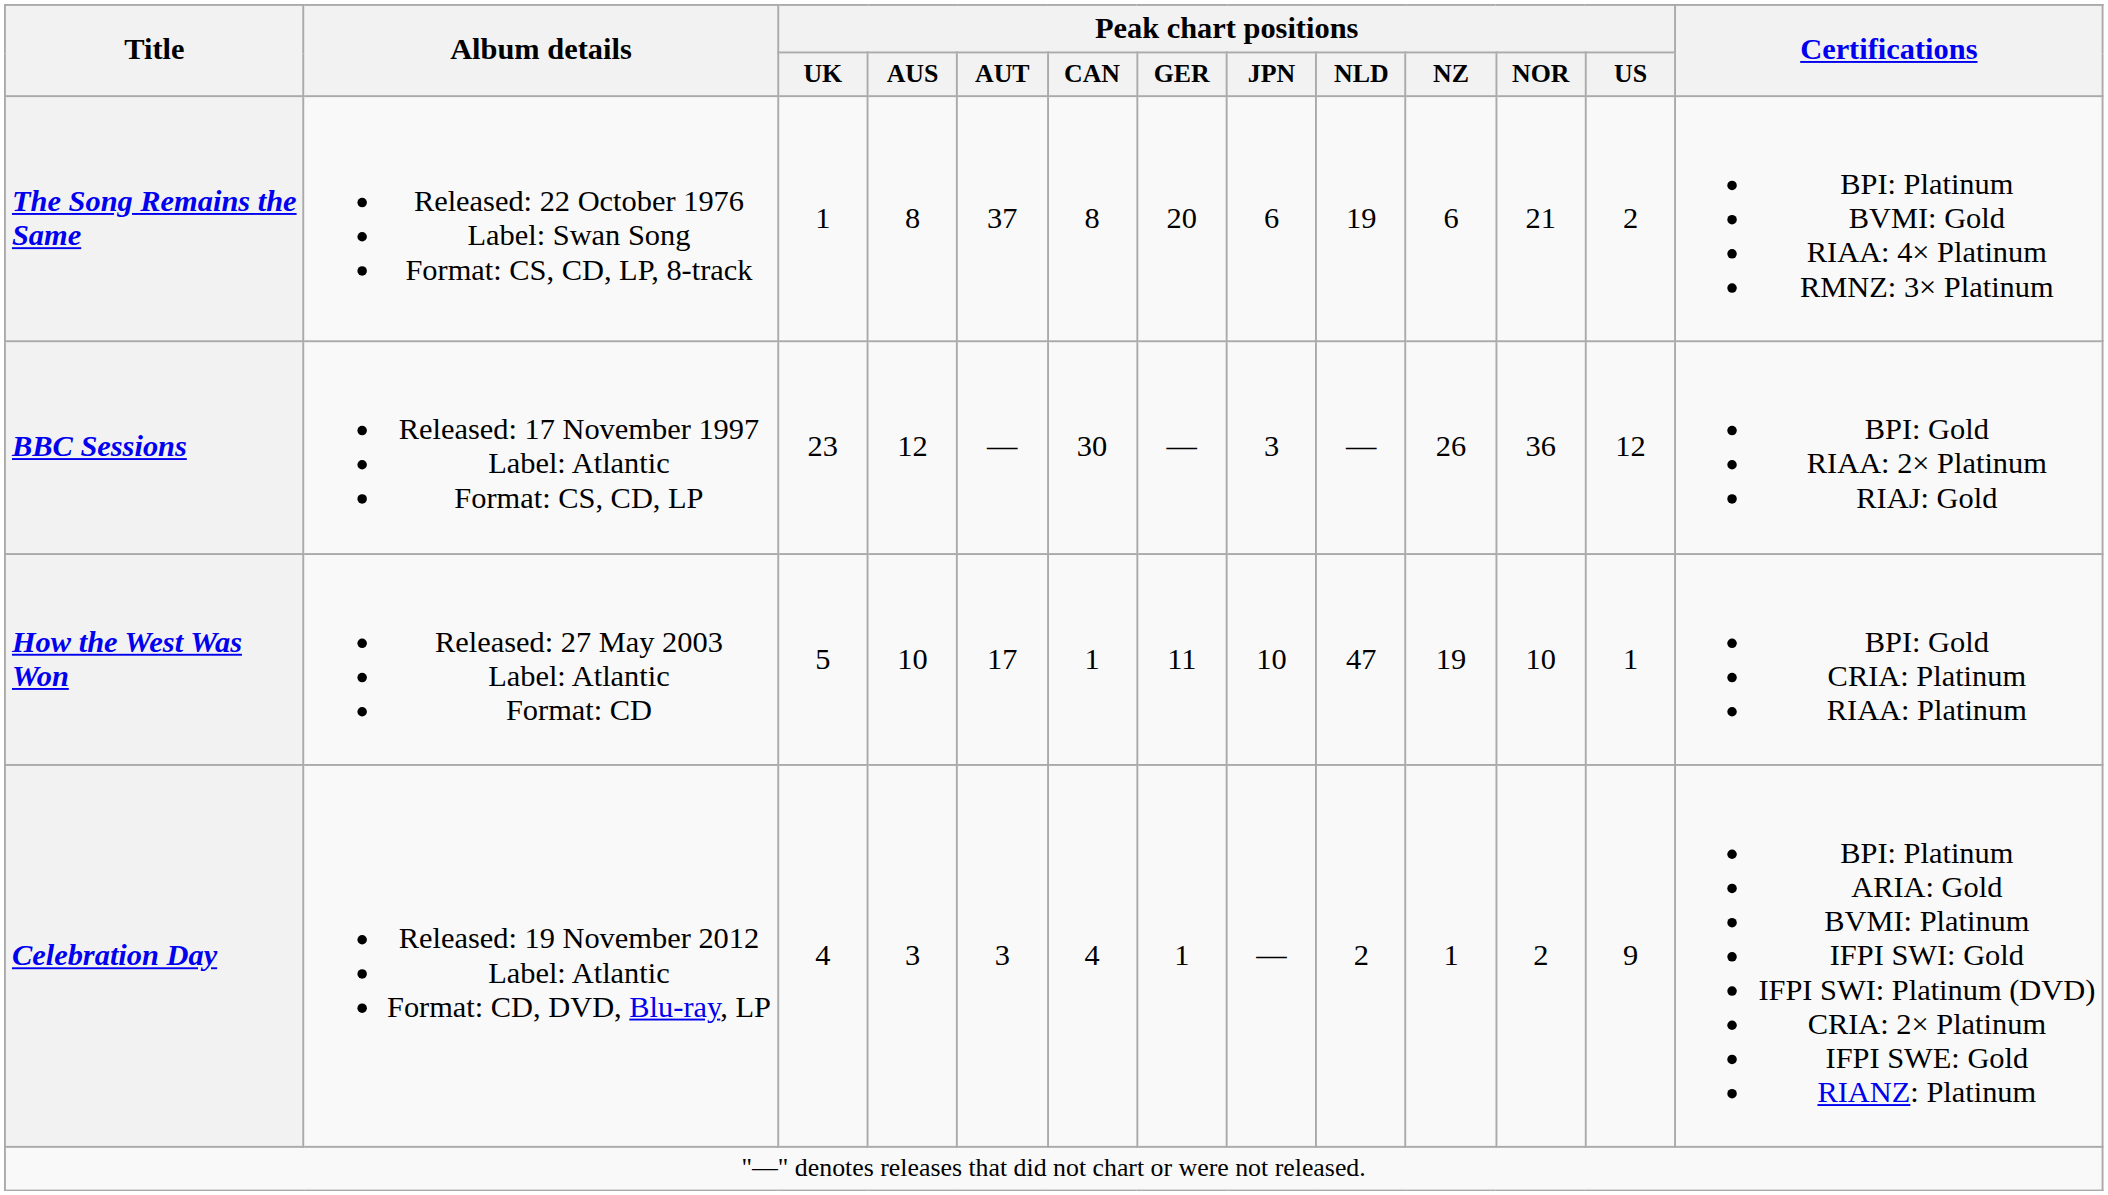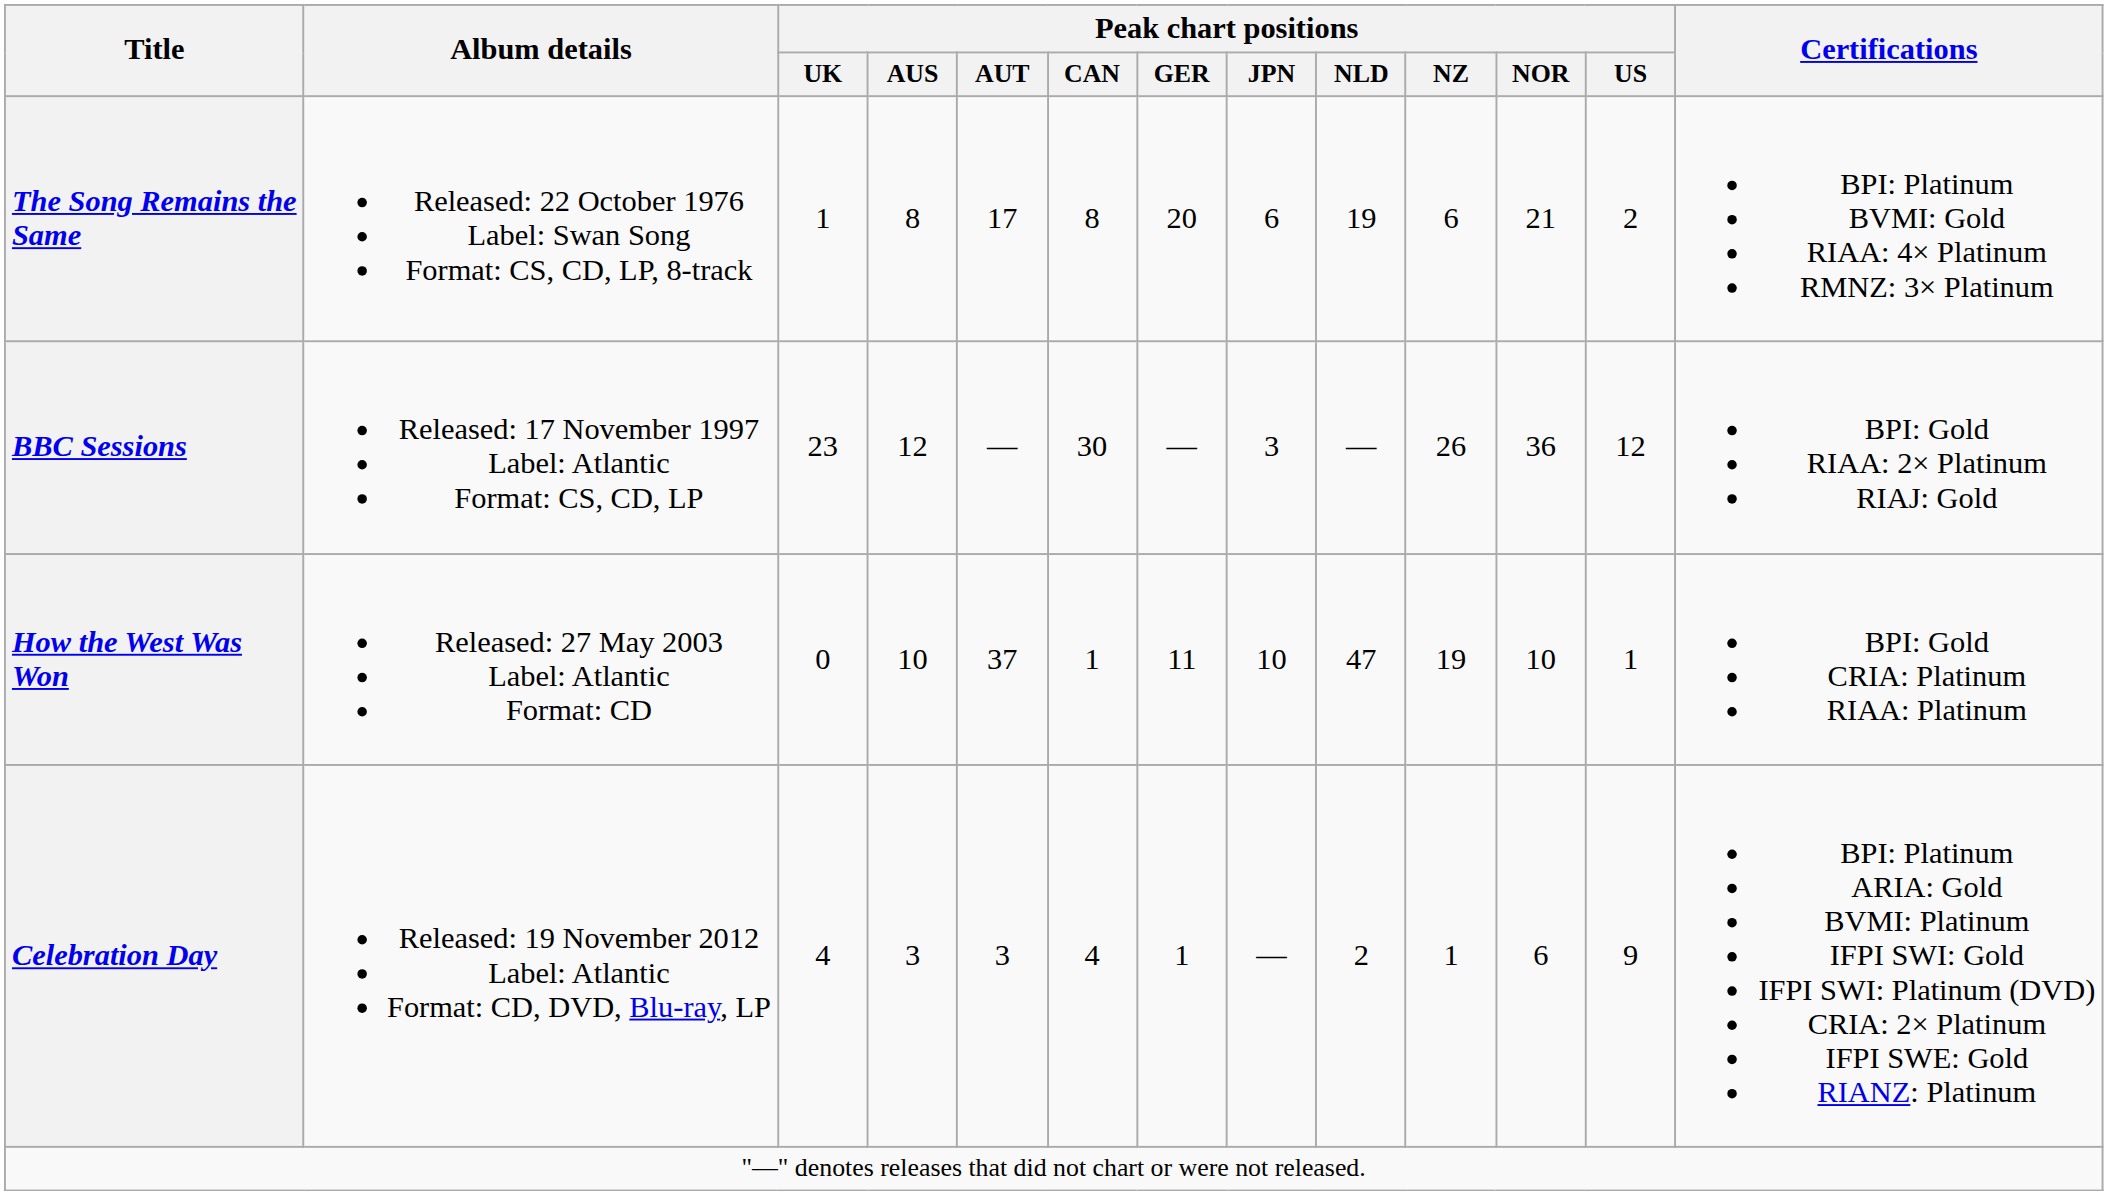(1002, 218) 37 -> (1002, 218) 17
(823, 658) 5 -> (823, 658) 0
(1002, 658) 17 -> (1002, 658) 37
(1541, 955) 2 -> (1541, 955) 6
